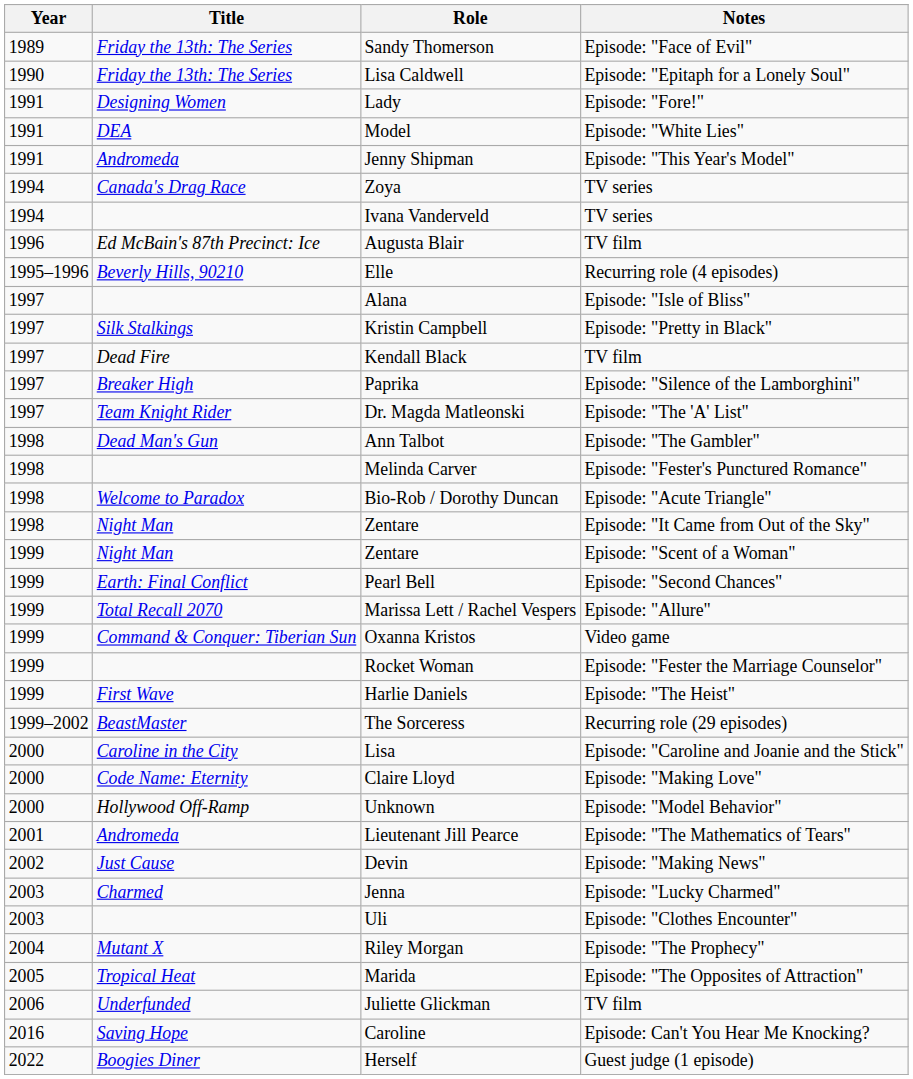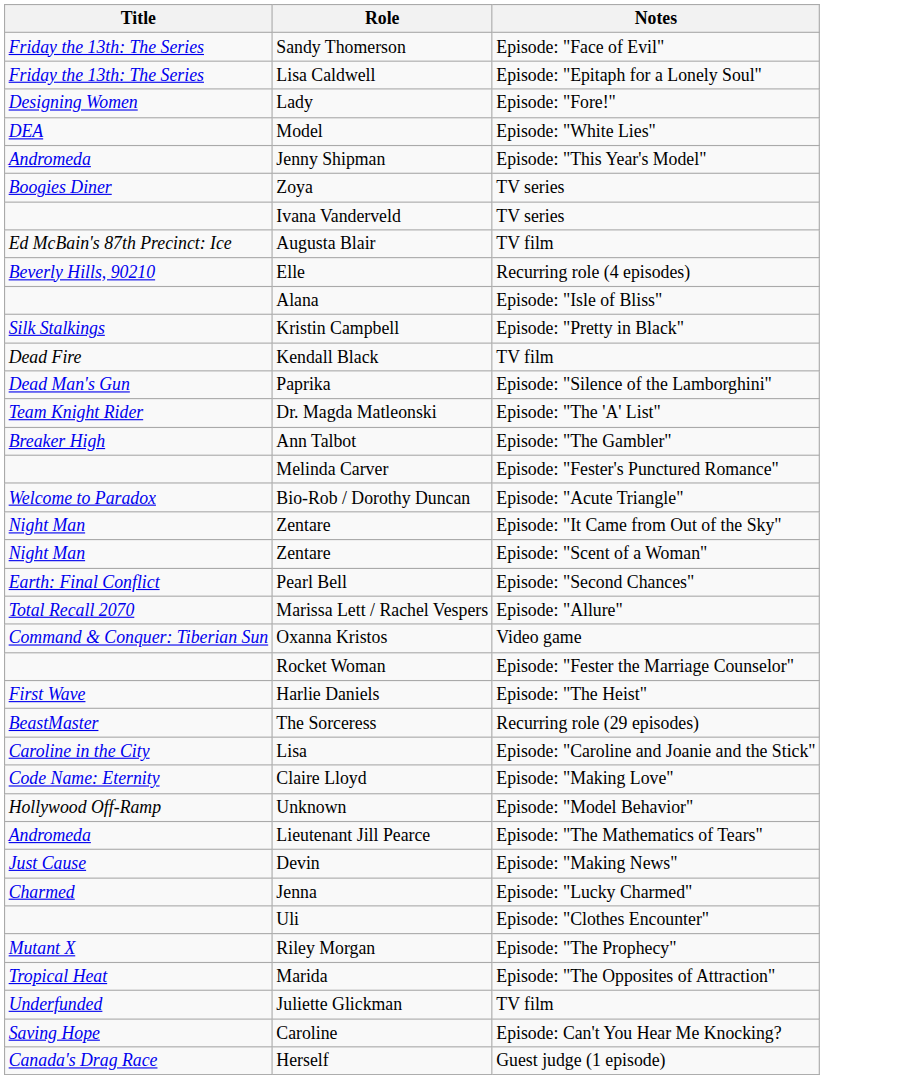- column: (49, 18)
(171, 187) Canada's Drag Race -> (60, 187) Boogies Diner
(145, 384) Breaker High -> (69, 384) Dead Man's Gun
(157, 441) Dead Man's Gun -> (57, 441) Breaker High
(148, 1060) Boogies Diner -> (83, 1060) Canada's Drag Race
